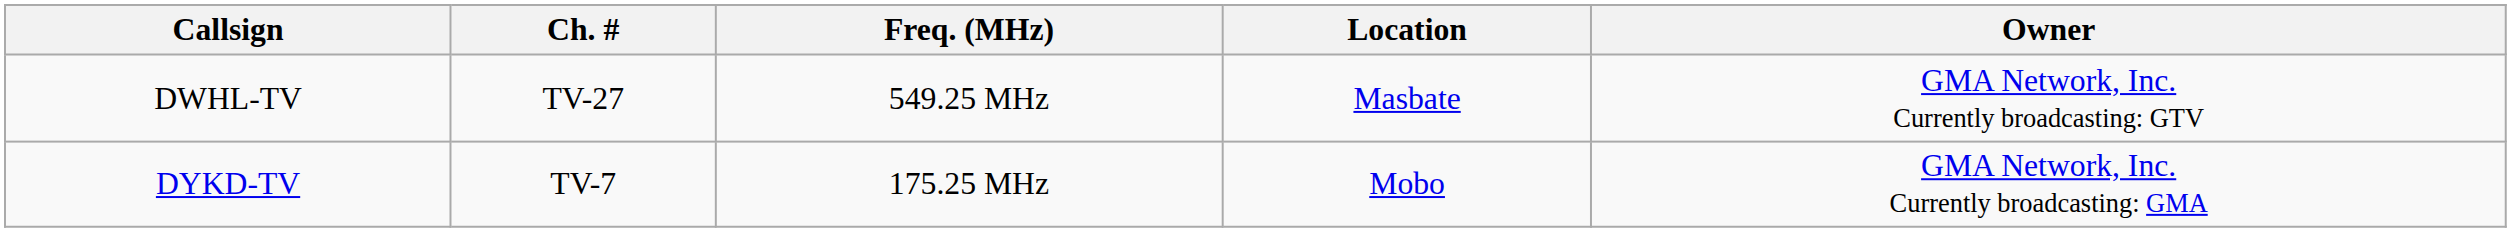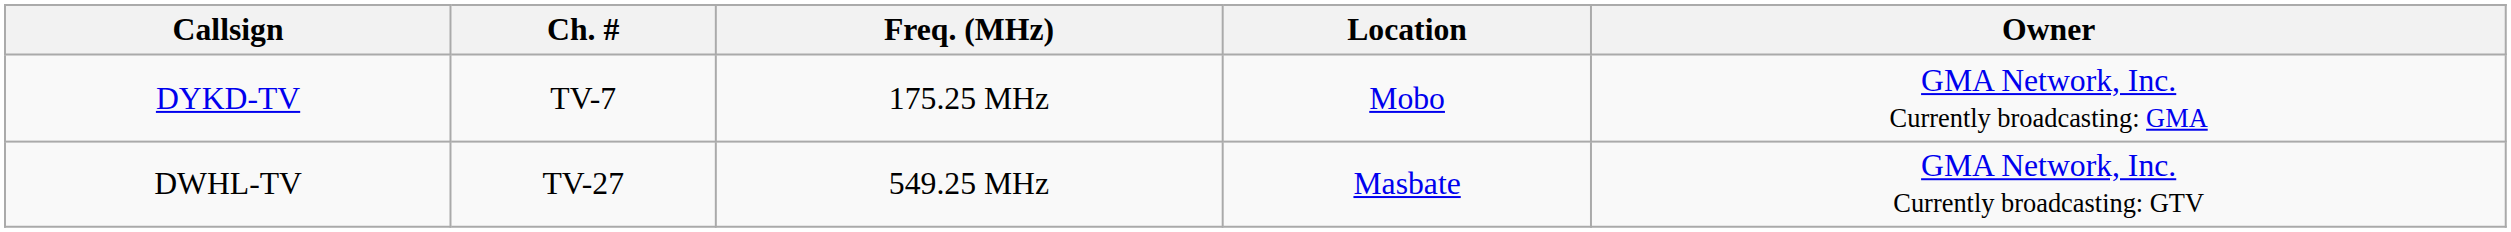rows swapped: (228, 183) <-> (228, 97)
